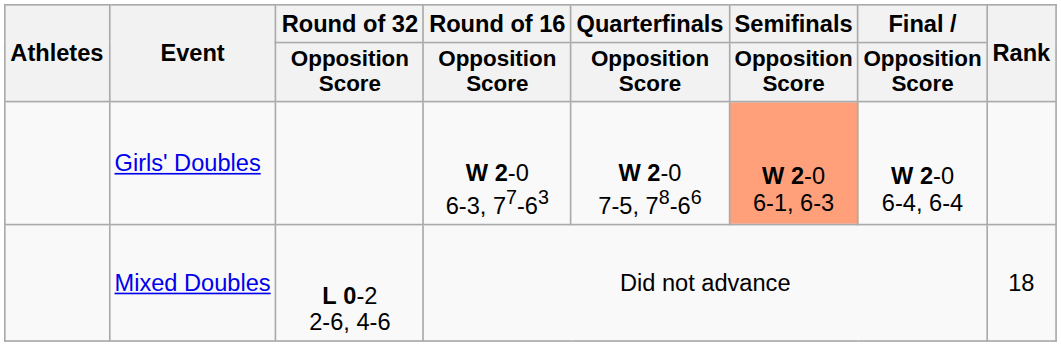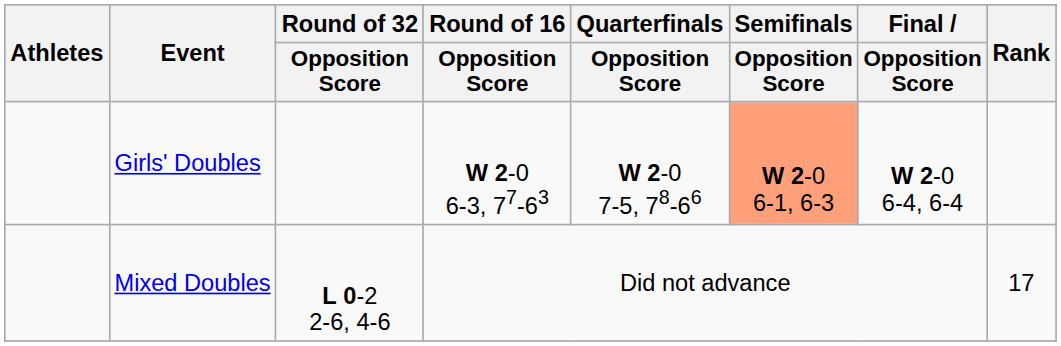(1021, 283) 18 -> (1021, 283) 17
